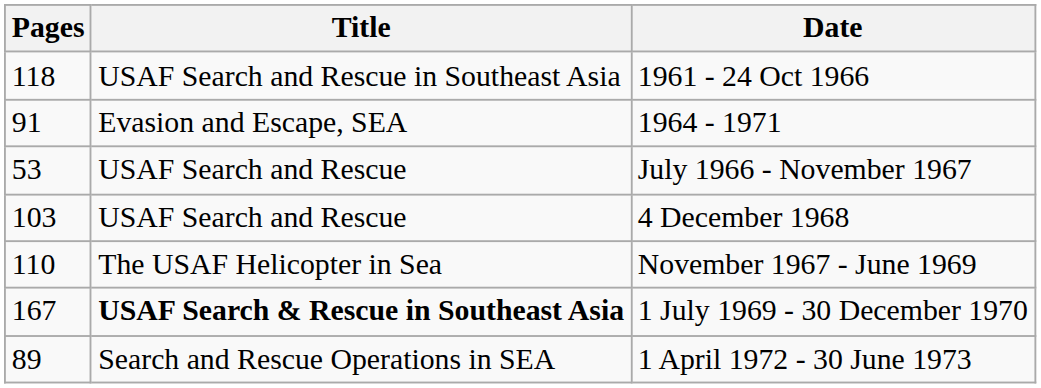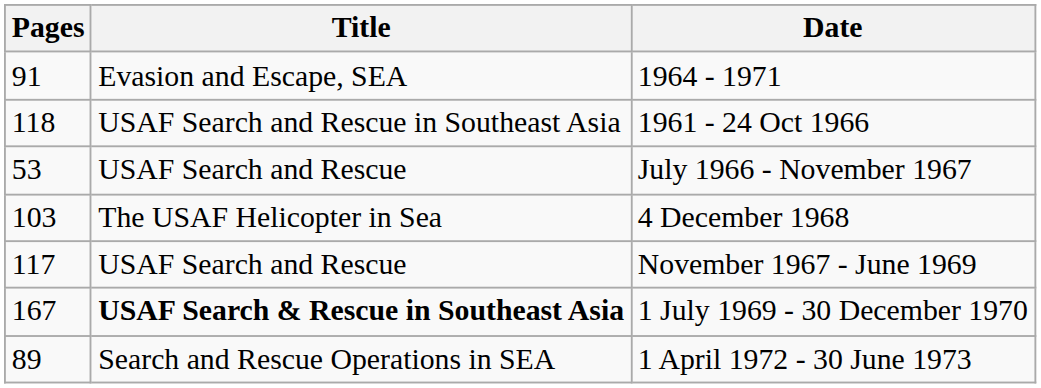rows swapped: (710, 122) <-> (753, 75)
(252, 216) USAF Search and Rescue -> (270, 216) The USAF Helicopter in Sea
(34, 264) 110 -> (34, 264) 117
(270, 264) The USAF Helicopter in Sea -> (252, 264) USAF Search and Rescue
